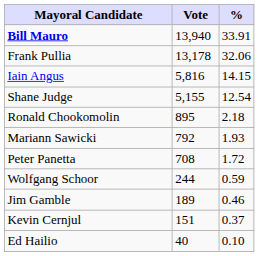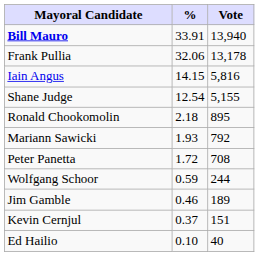columns swapped: (196, 14) <-> (236, 14)
